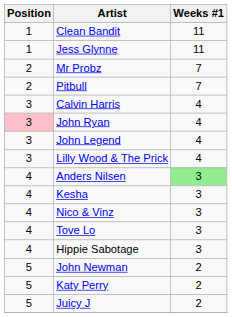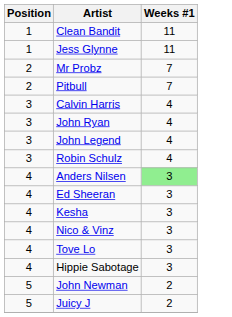(29, 121) pink background -> (29, 121) no background
- row: (112, 158)
+ row: (89, 158)
+ row: (86, 194)
- row: (82, 285)
